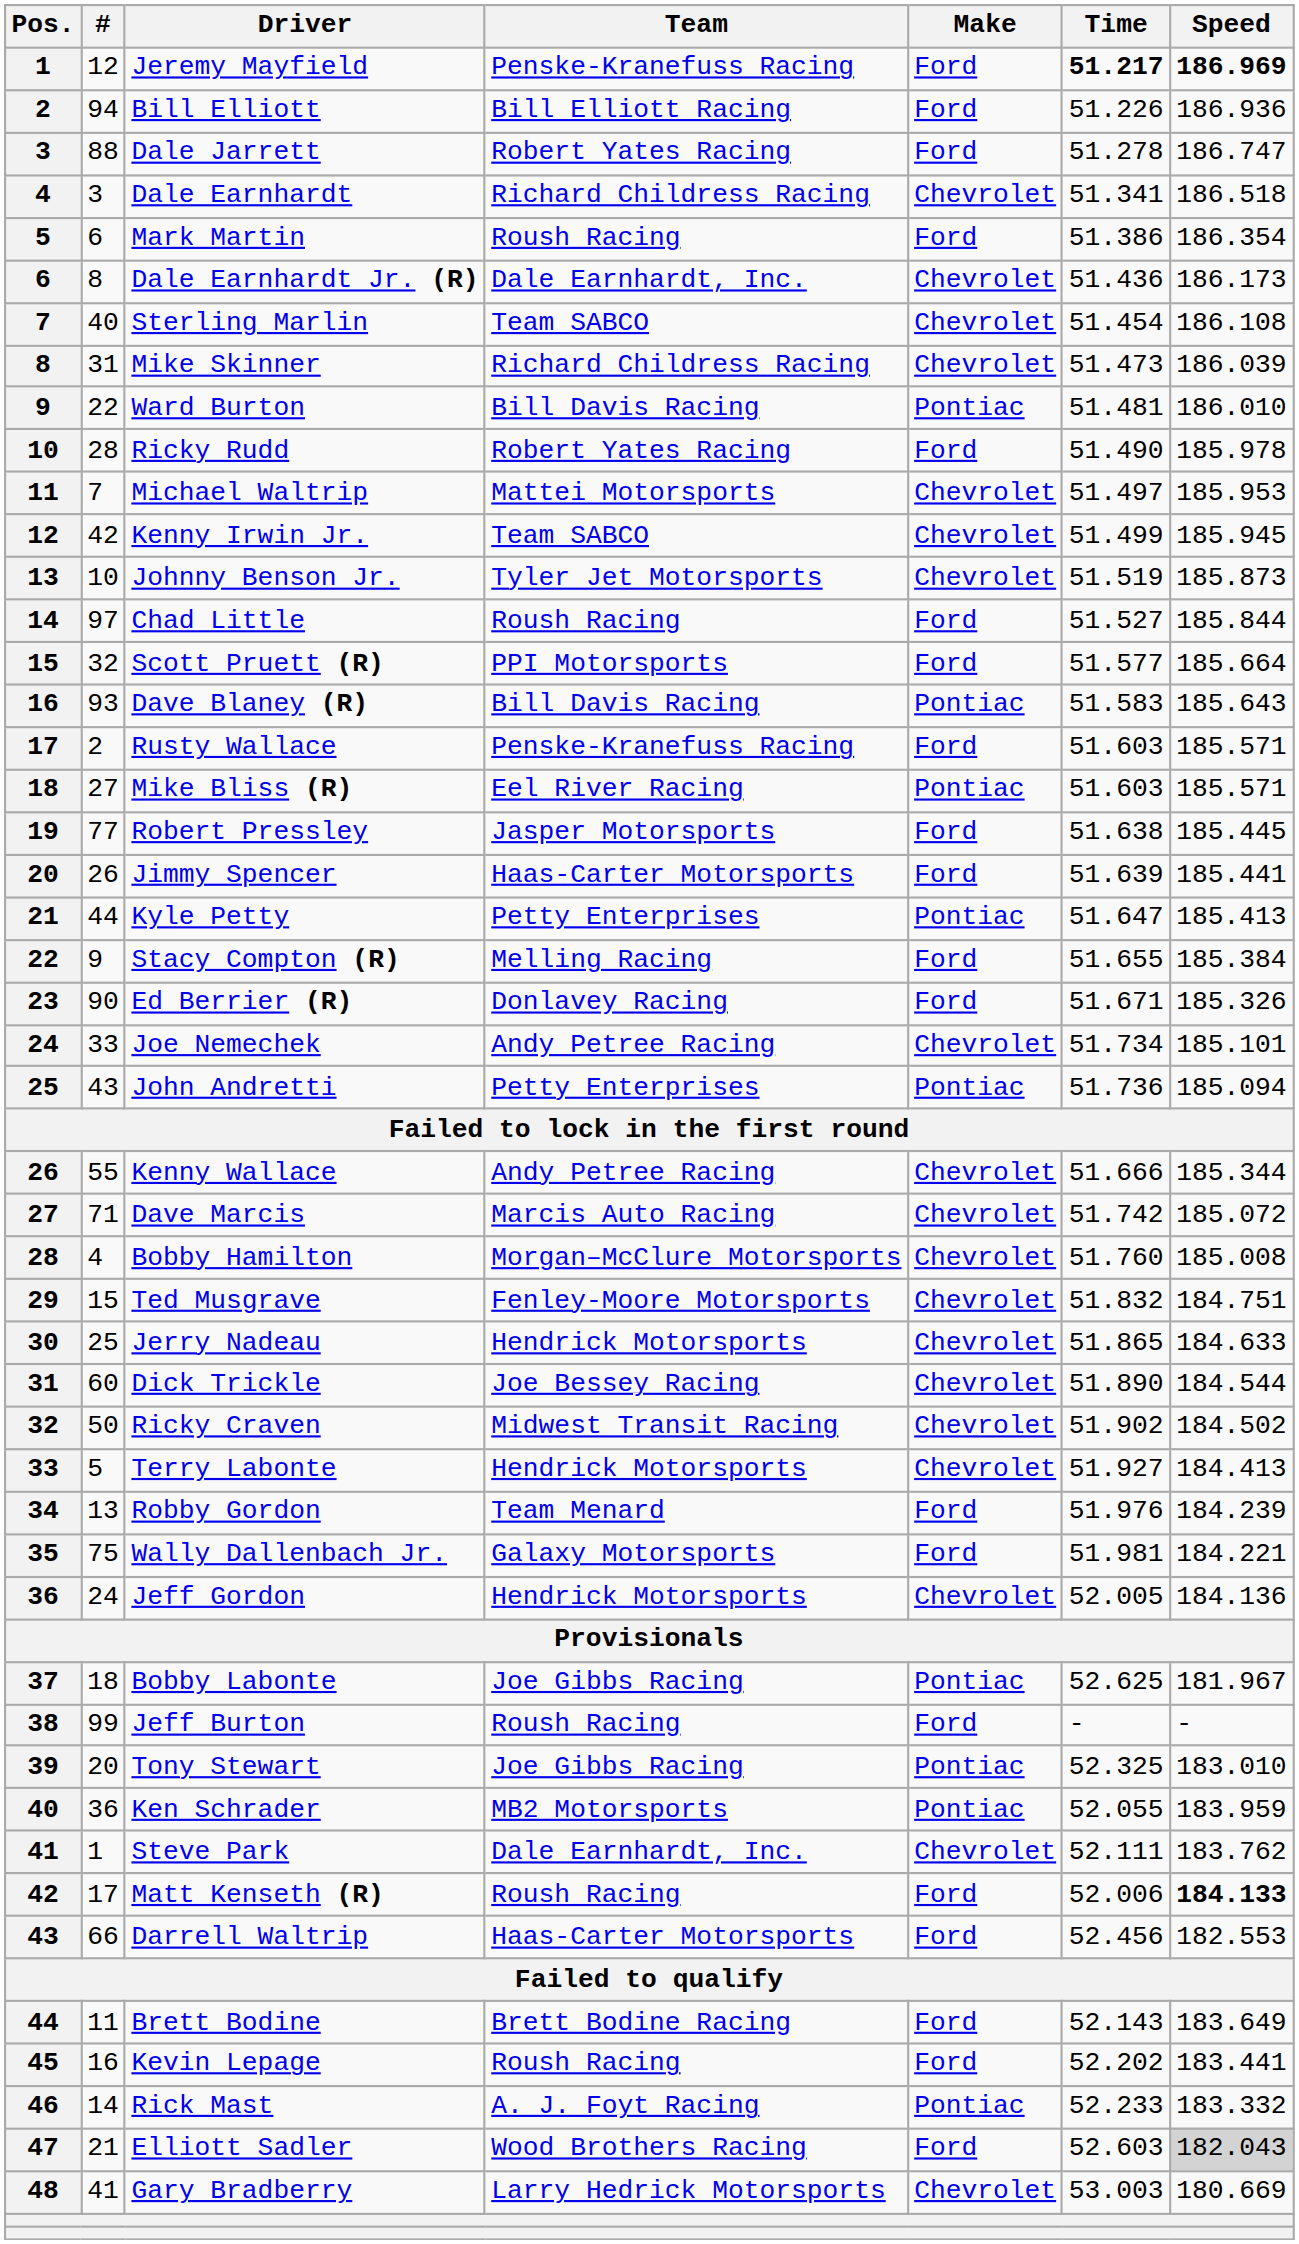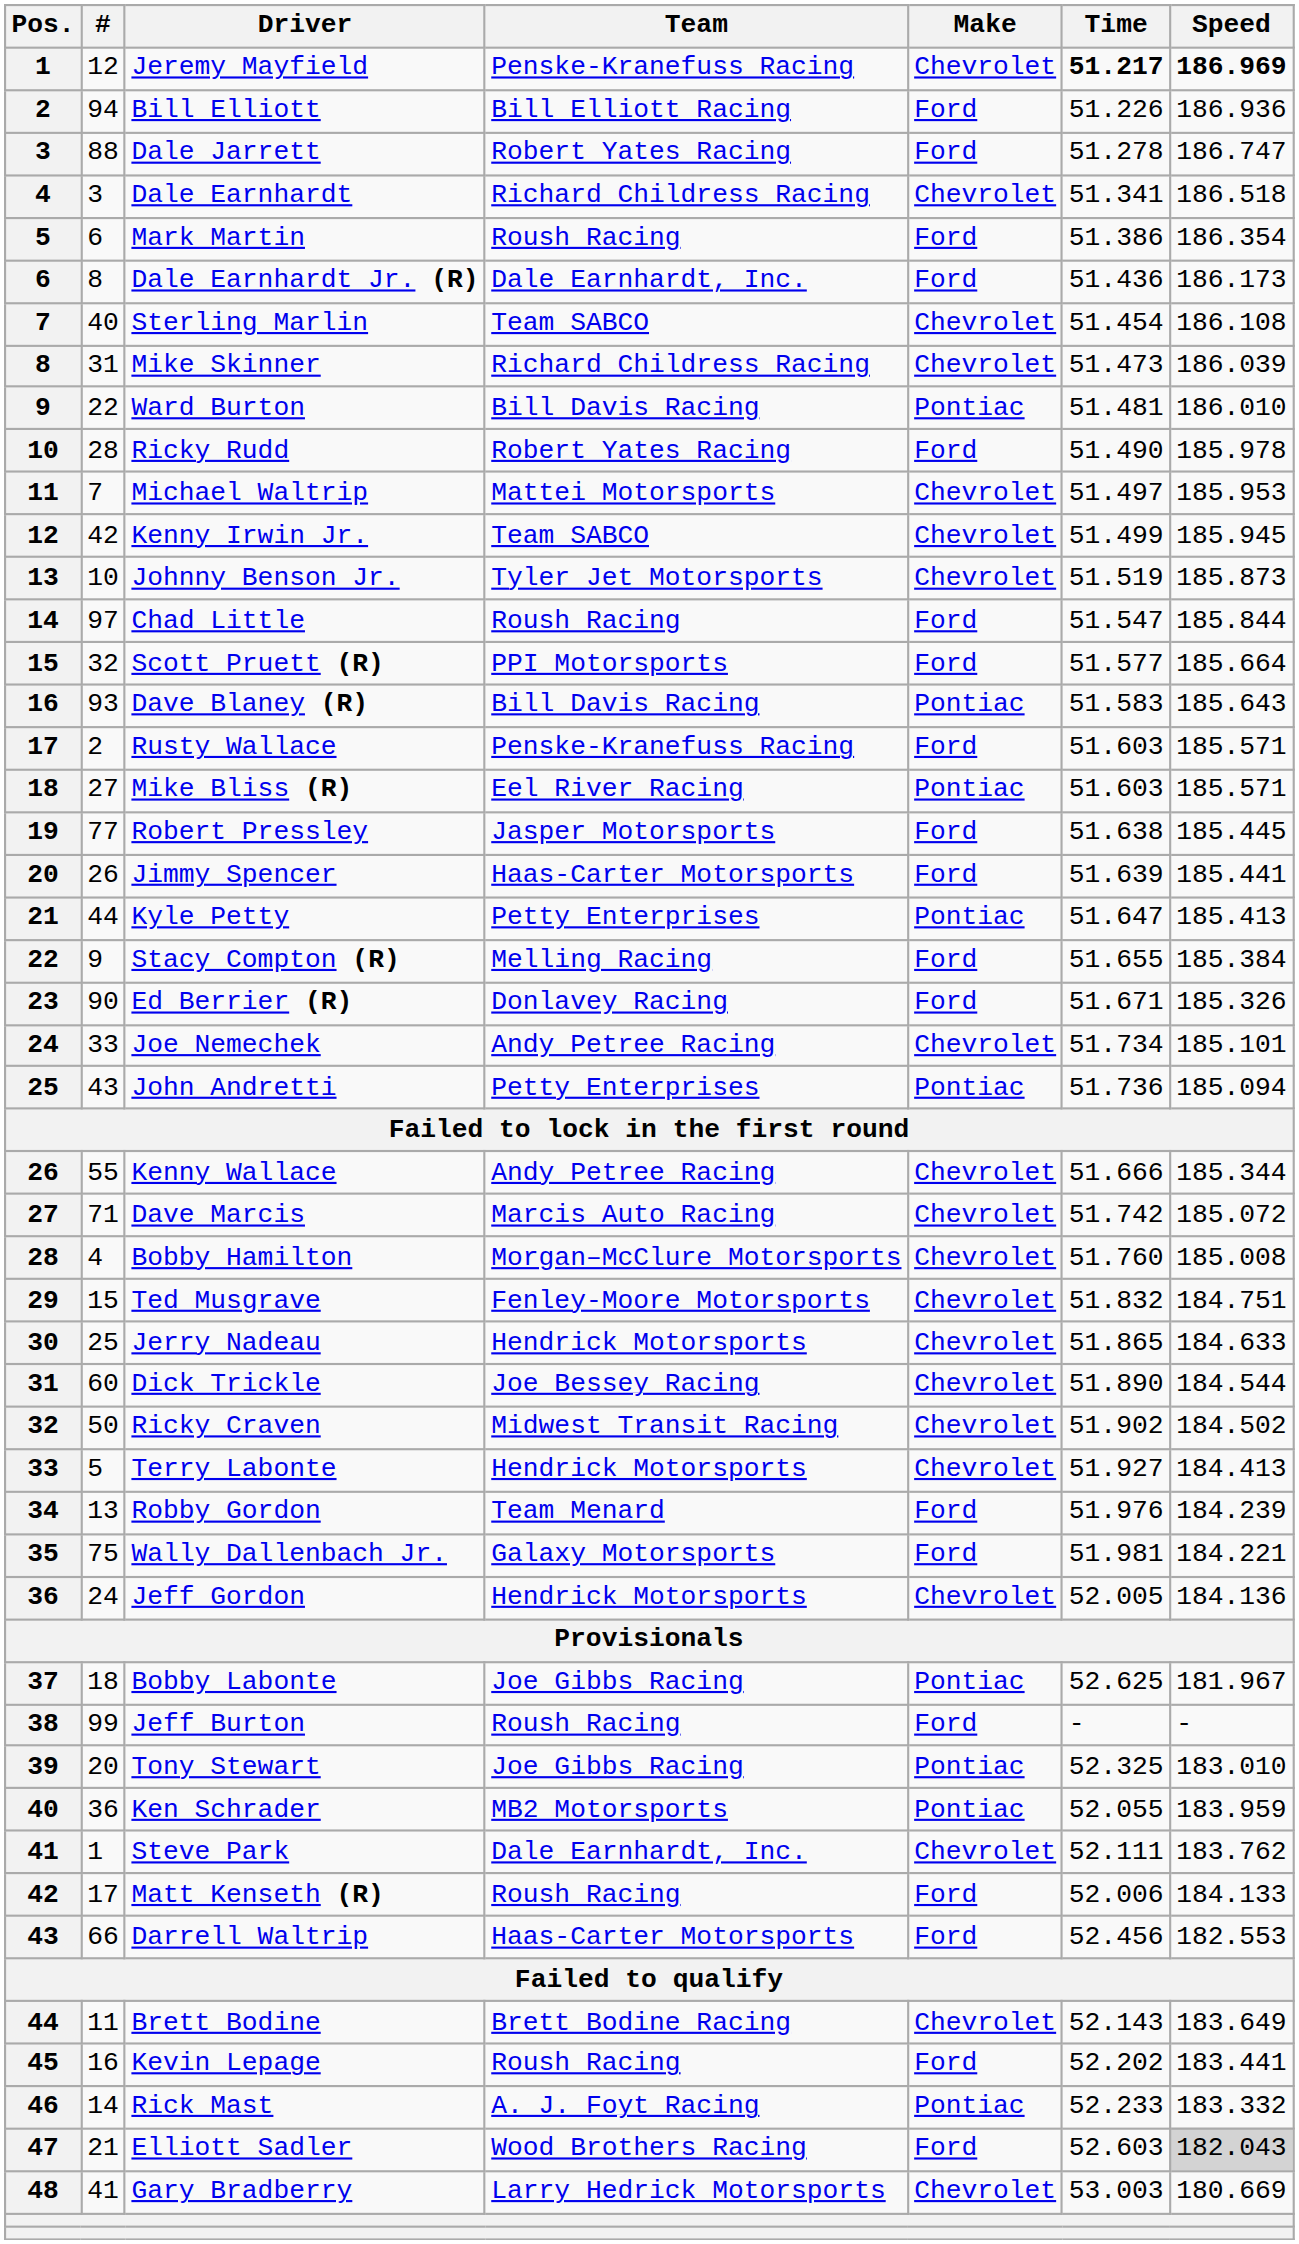(946, 69) Ford -> (985, 69) Chevrolet
(985, 281) Chevrolet -> (946, 281) Ford
(1116, 621) 51.527 -> (1116, 621) 51.547
(1231, 1895) bold -> (1231, 1895) normal
(946, 2023) Ford -> (985, 2023) Chevrolet
